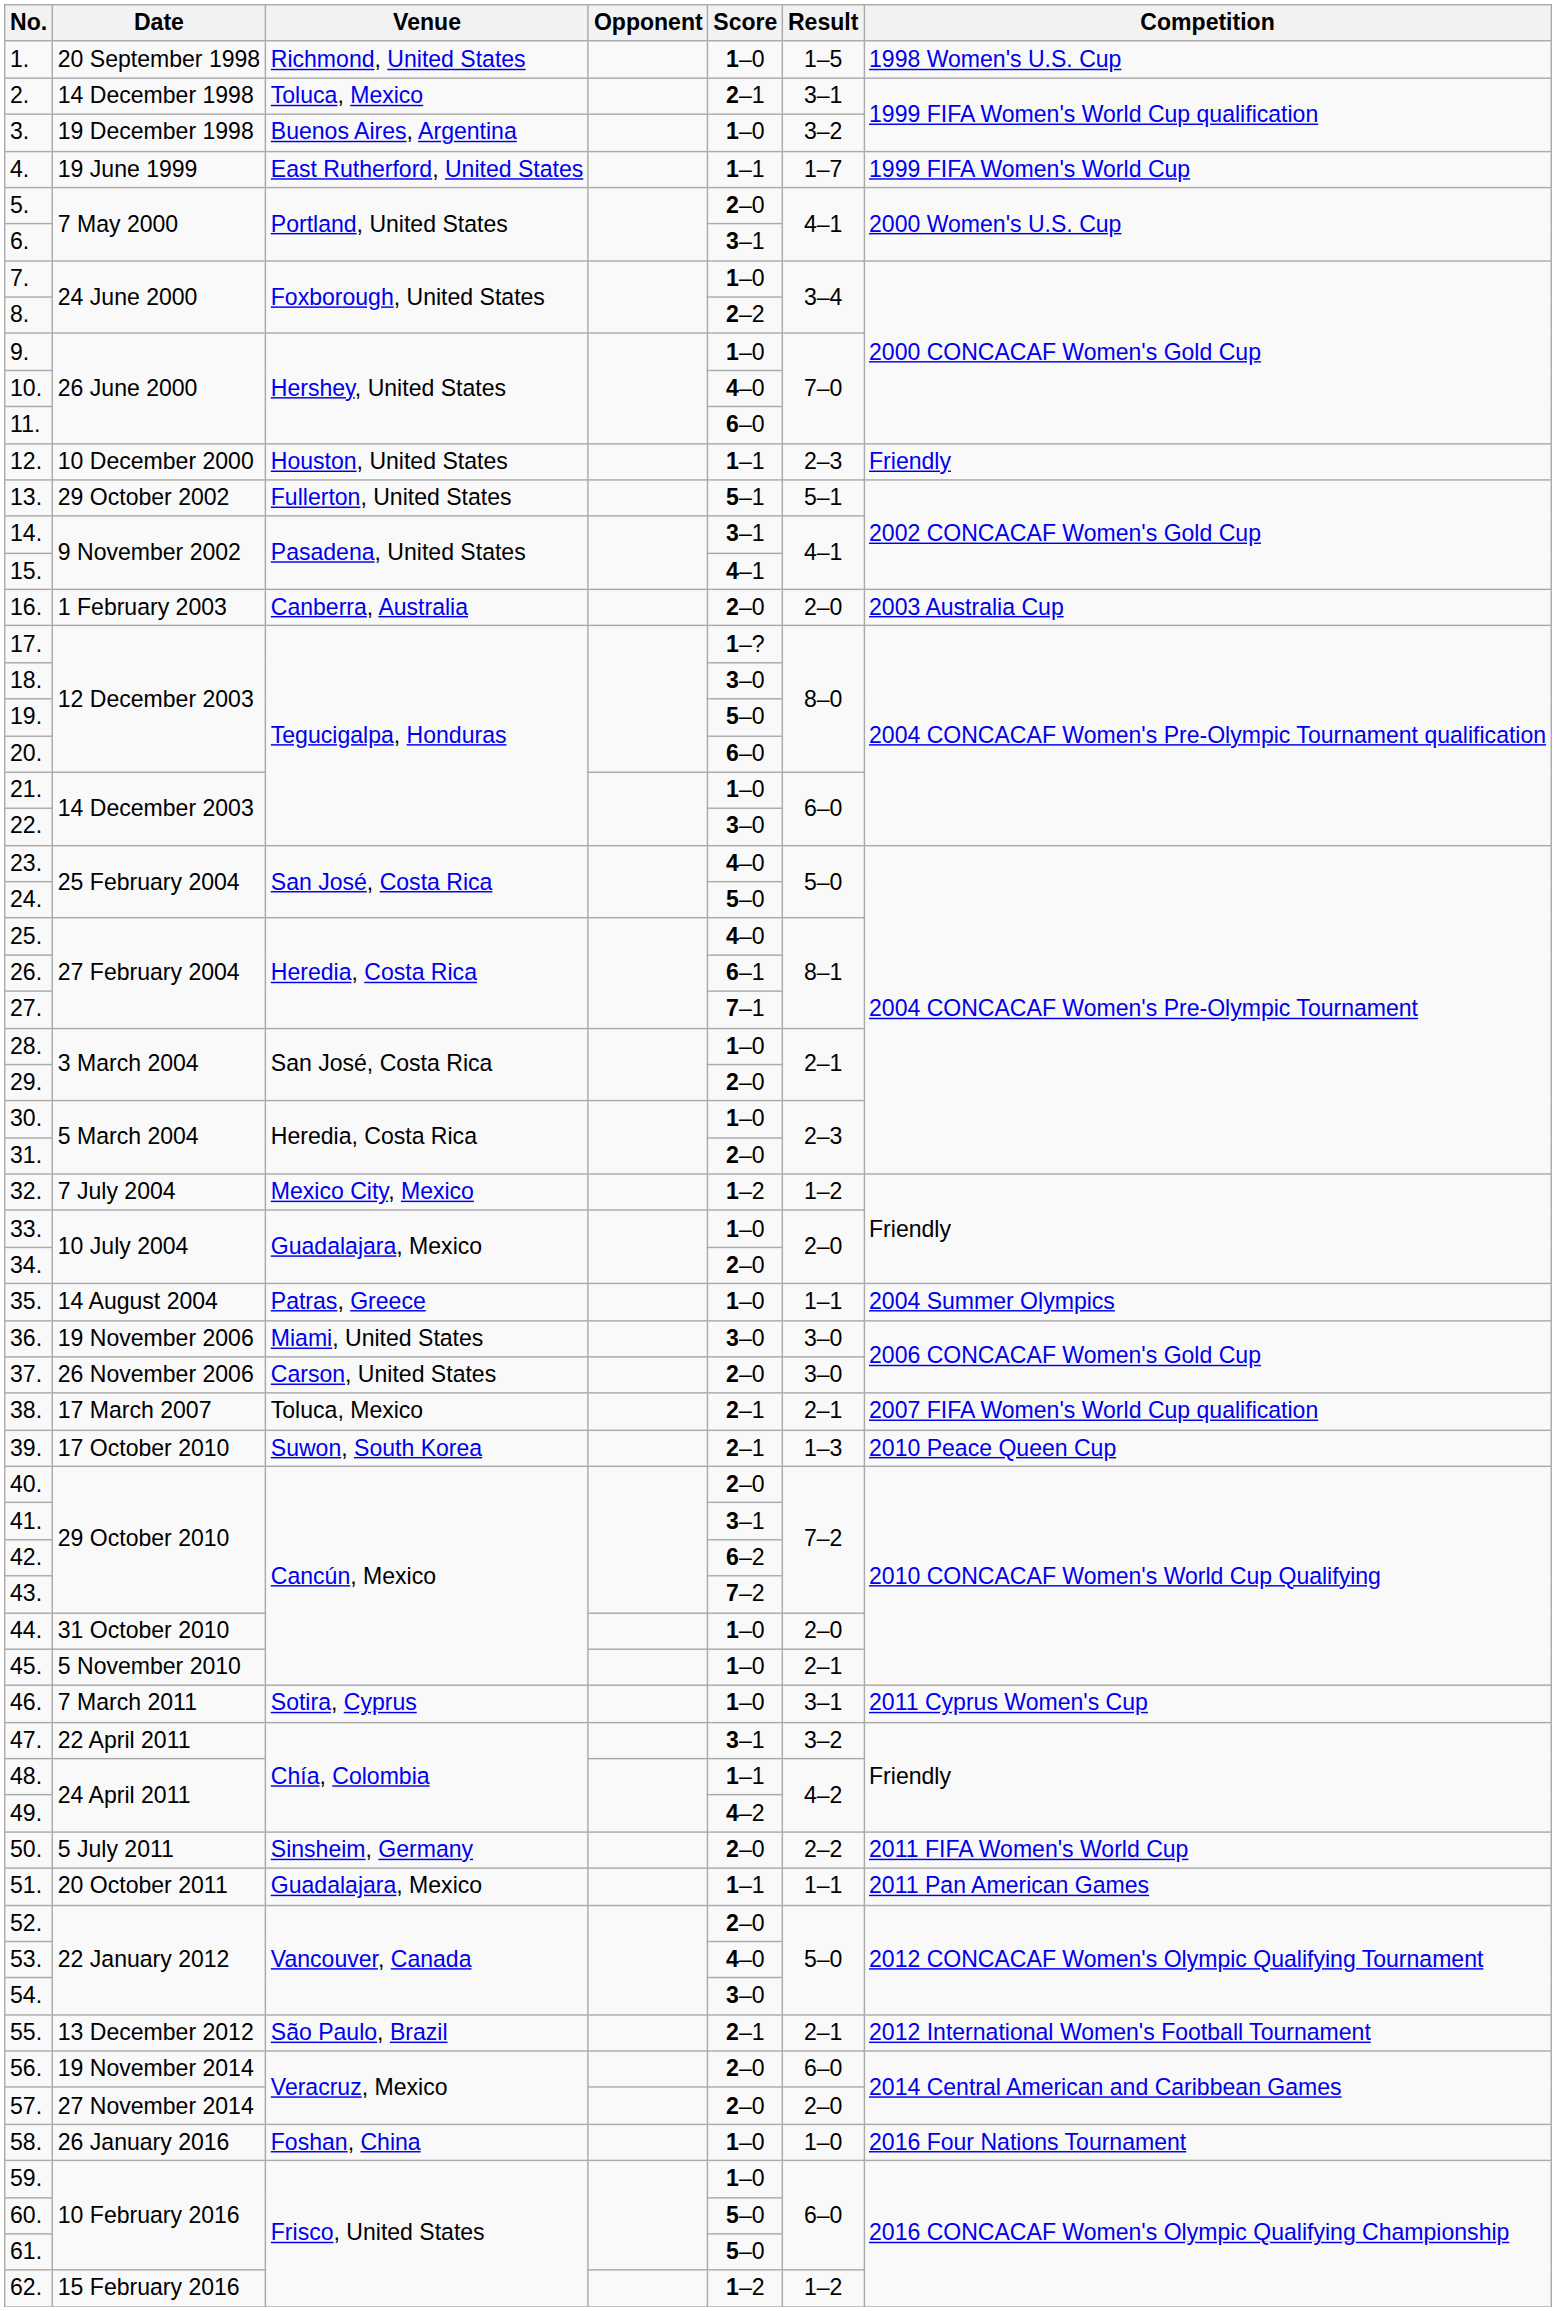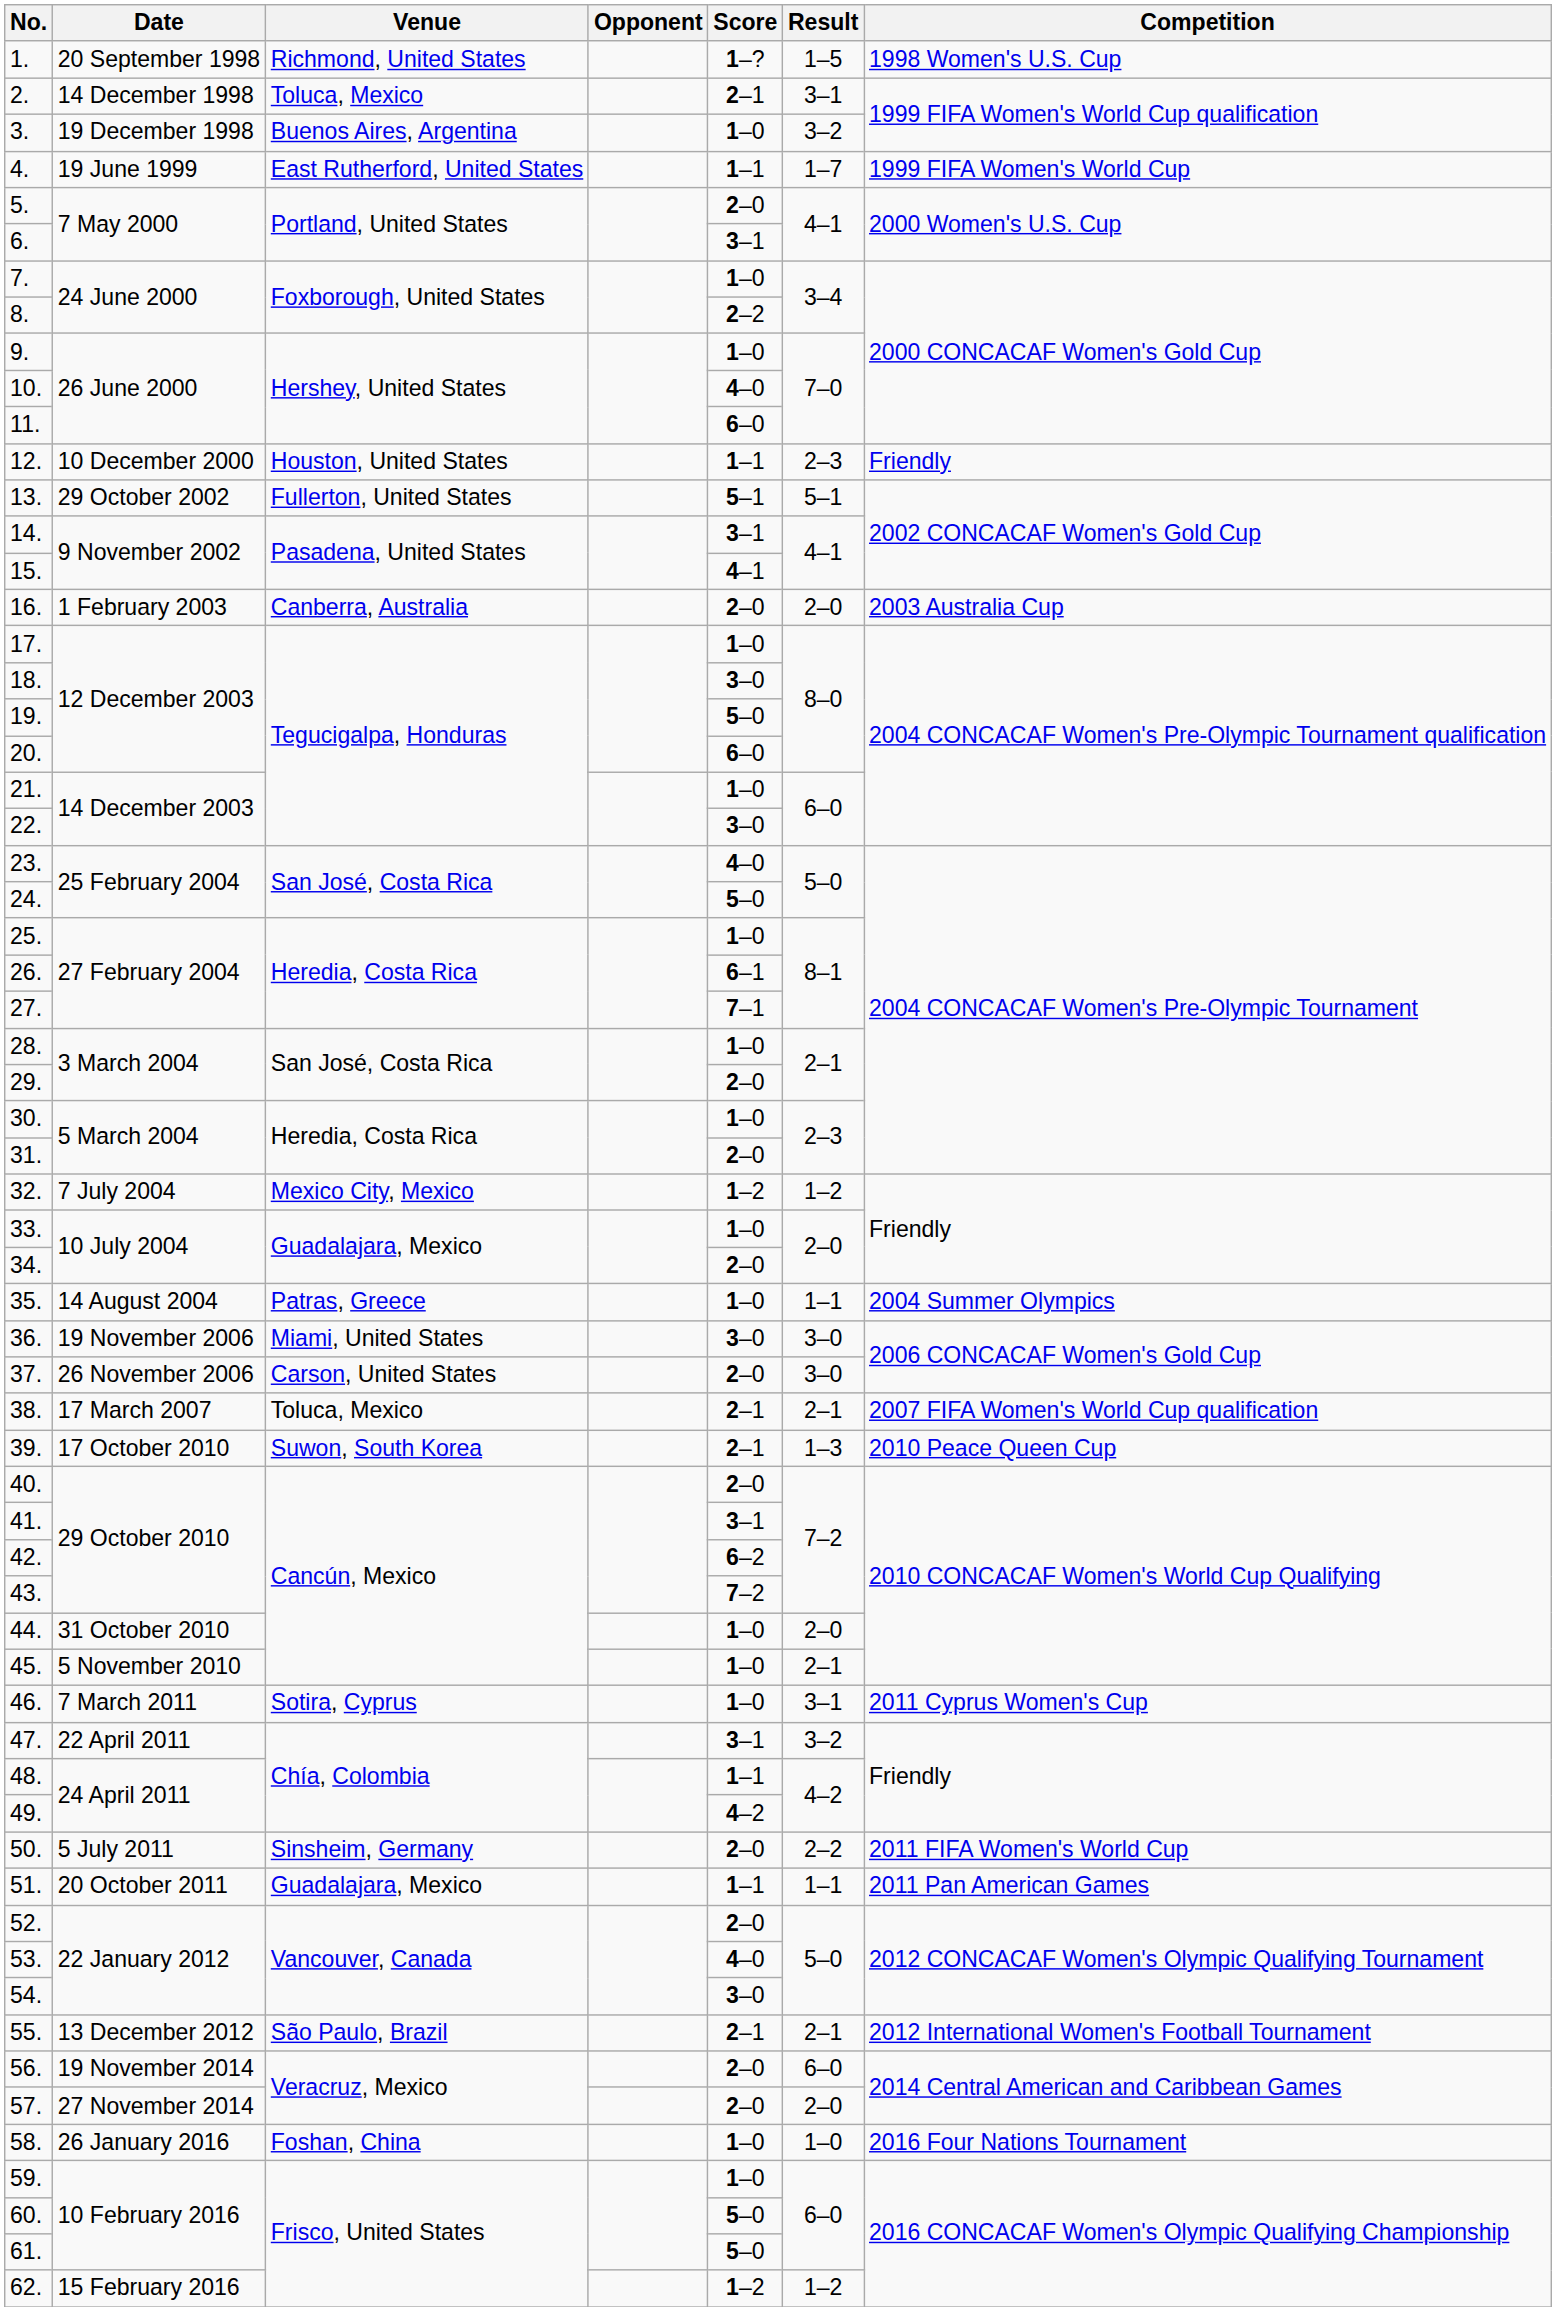(745, 59) 1–0 -> (745, 59) 1–?
(745, 643) 1–? -> (745, 643) 1–0
(745, 936) 4–0 -> (745, 936) 1–0
